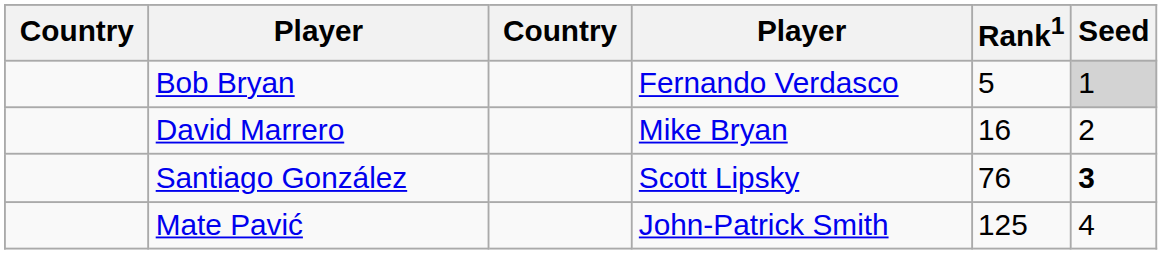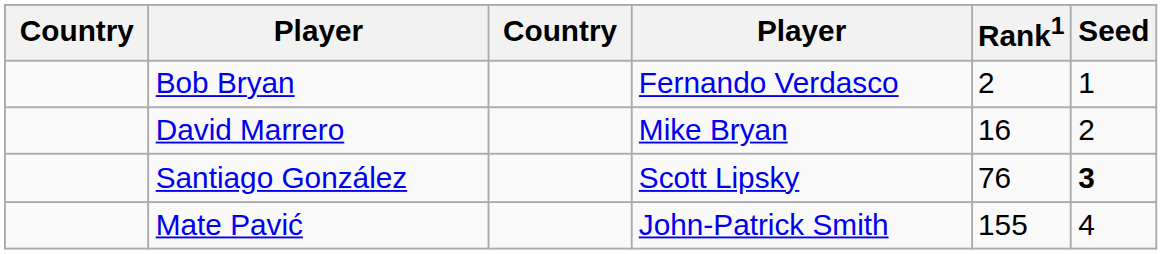(986, 83) 5 -> (986, 83) 2
(1087, 83) lightgrey background -> (1087, 83) no background
(1003, 224) 125 -> (1003, 224) 155
